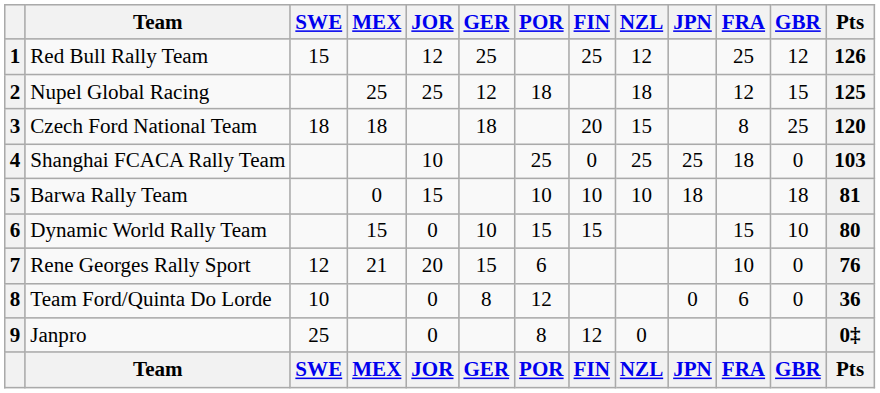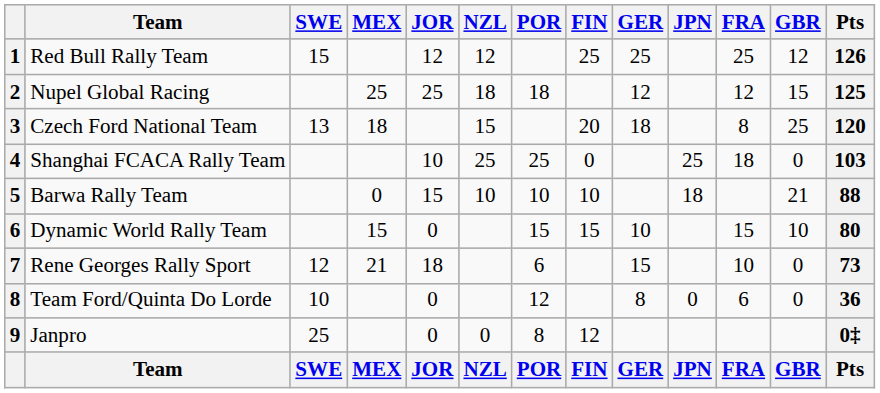columns swapped: (642, 21) <-> (486, 21)
(319, 125) 18 -> (319, 125) 13
(798, 195) 18 -> (798, 195) 21
(850, 195) 81 -> (850, 195) 88
(432, 264) 20 -> (432, 264) 18
(850, 264) 76 -> (850, 264) 73
